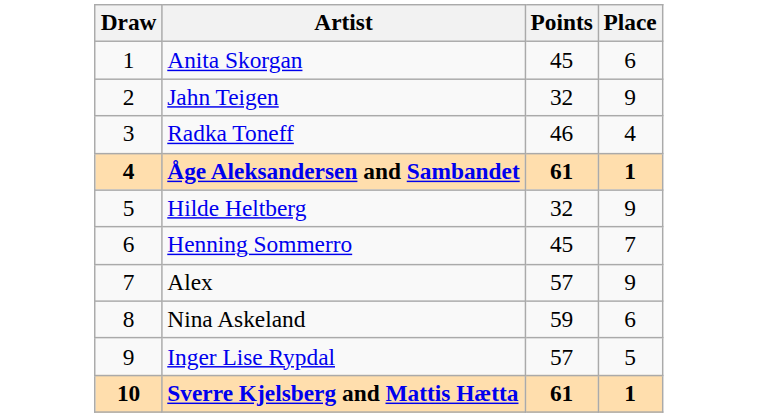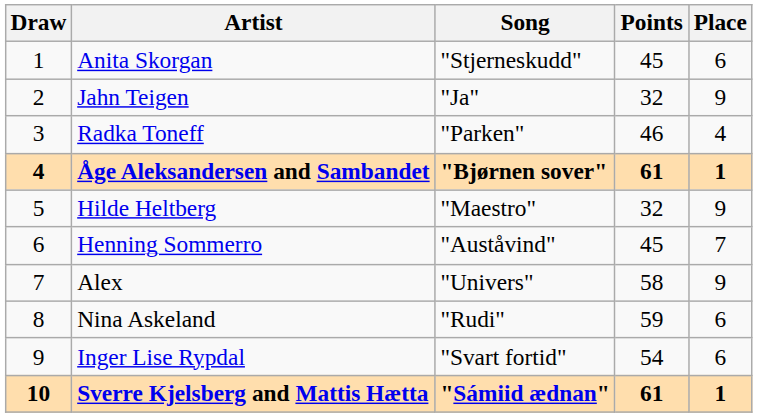+ column: (525, 23)
(562, 282) 57 -> (652, 282) 58
(562, 356) 57 -> (652, 356) 54
(630, 356) 5 -> (720, 356) 6
